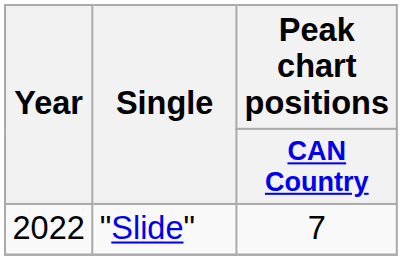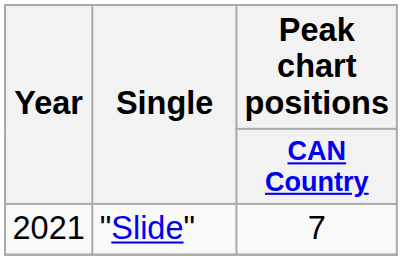(49, 228) 2022 -> (49, 228) 2021
